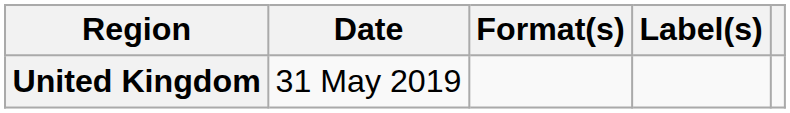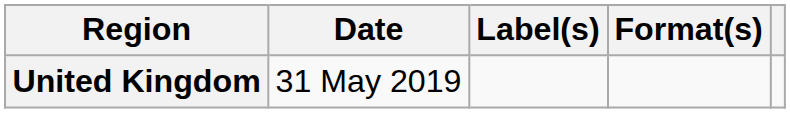columns swapped: (551, 30) <-> (701, 30)
